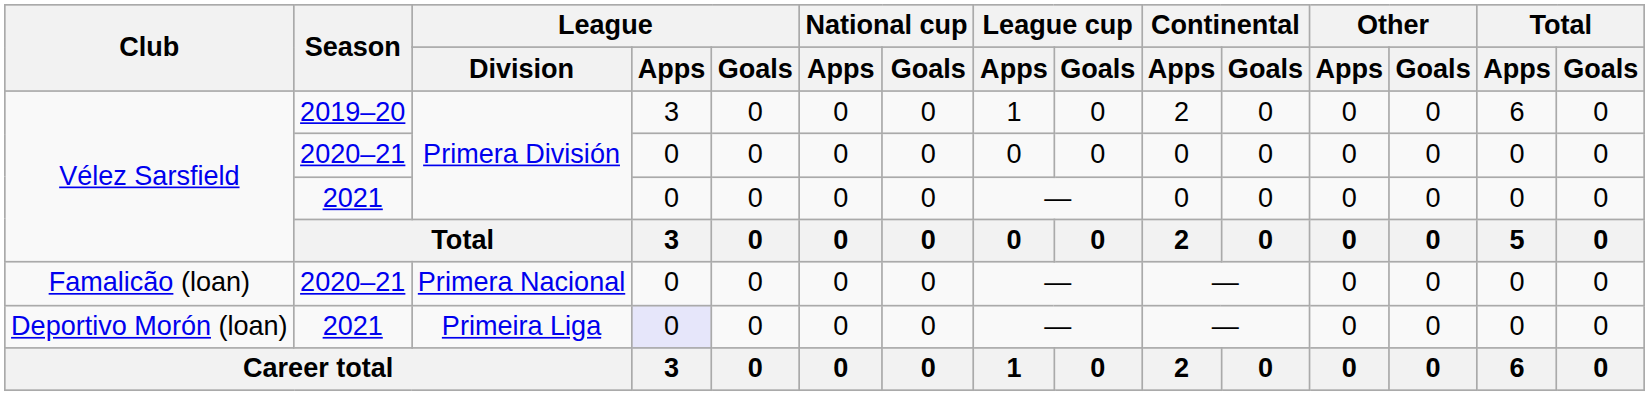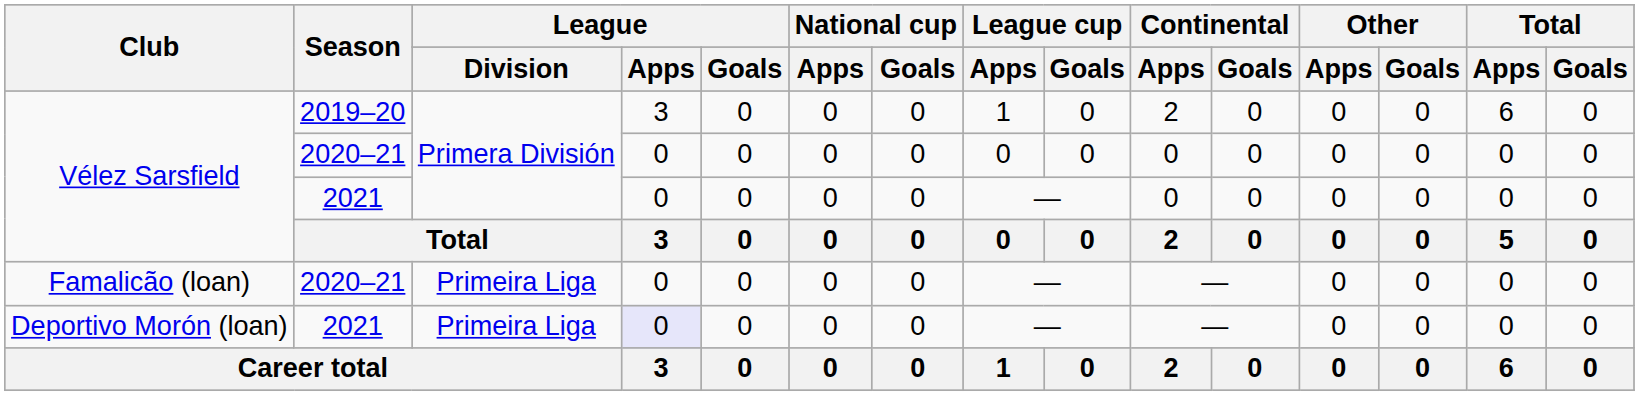(522, 283) Primera Nacional -> (516, 283) Primeira Liga
